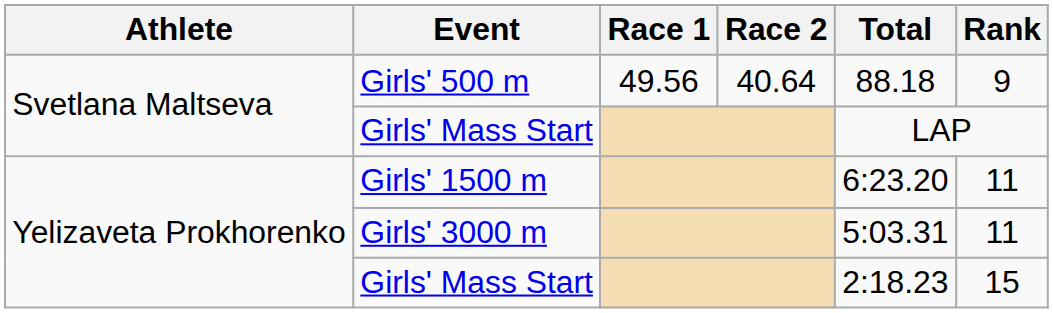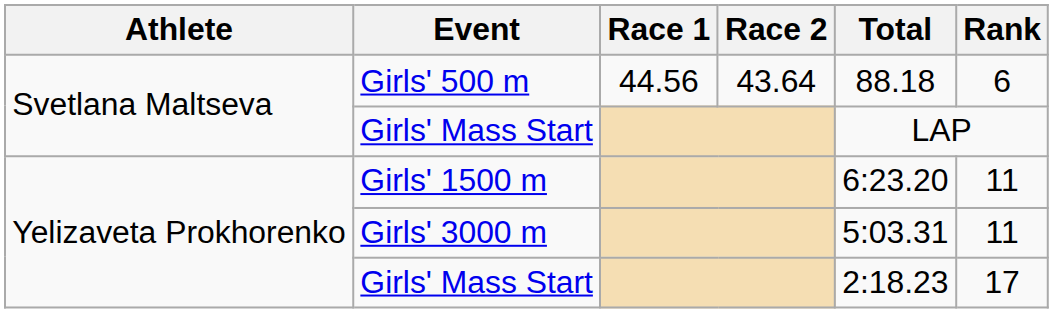(659, 80) 49.56 -> (659, 80) 44.56
(776, 80) 40.64 -> (776, 80) 43.64
(1002, 80) 9 -> (1002, 80) 6
(1002, 282) 15 -> (1002, 282) 17
